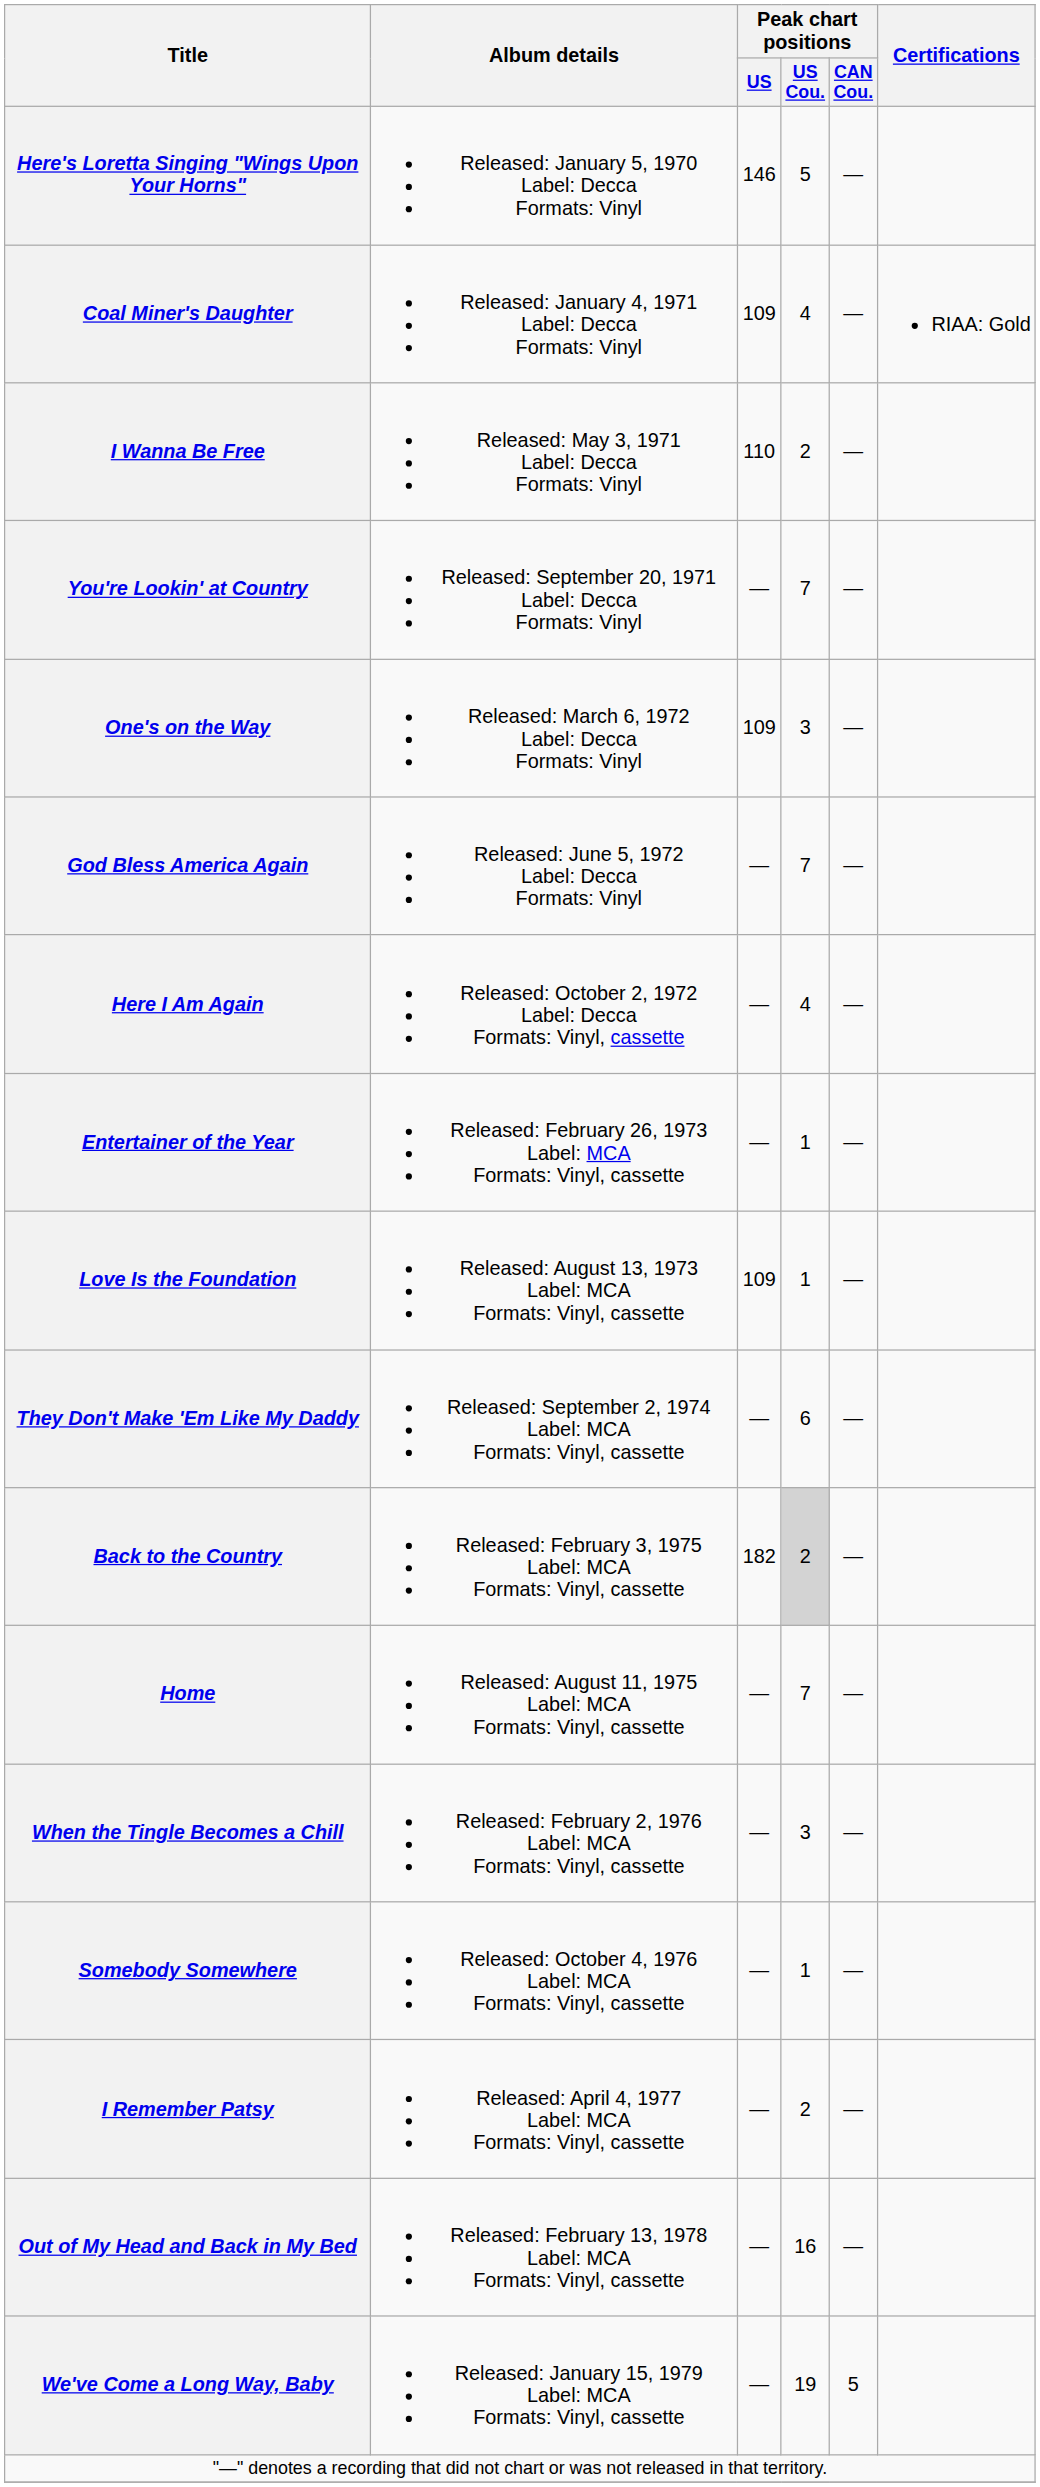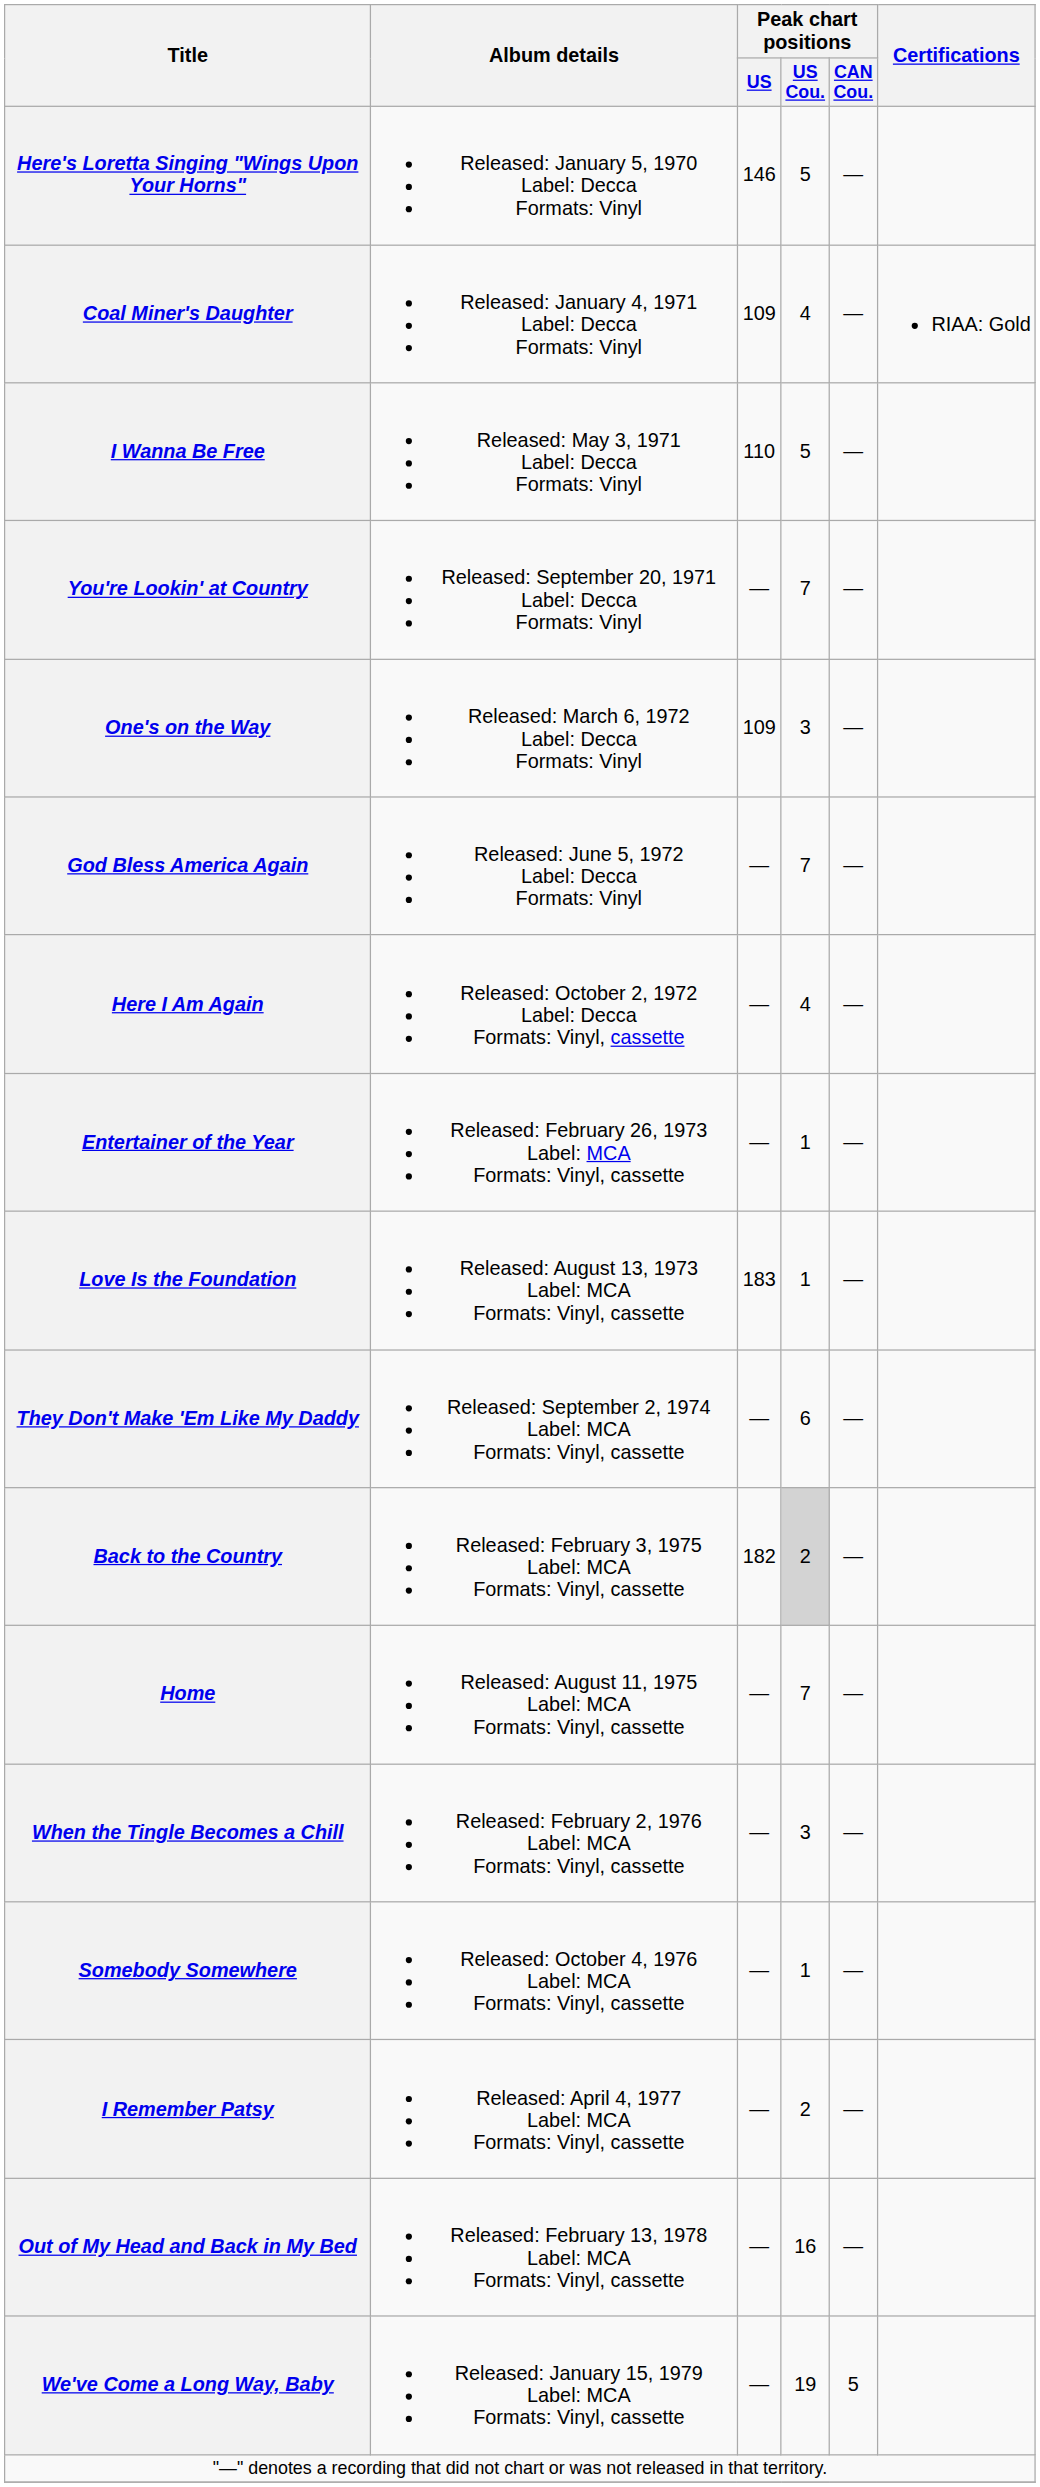(805, 451) 2 -> (805, 451) 5
(759, 1280) 109 -> (759, 1280) 183
